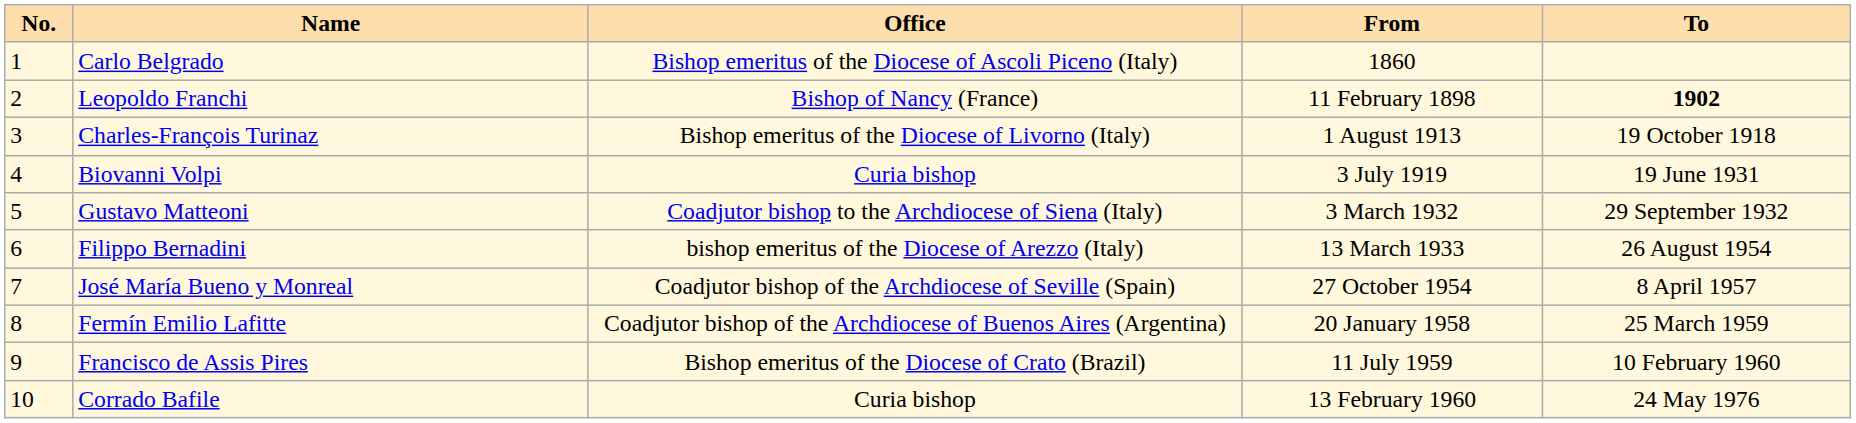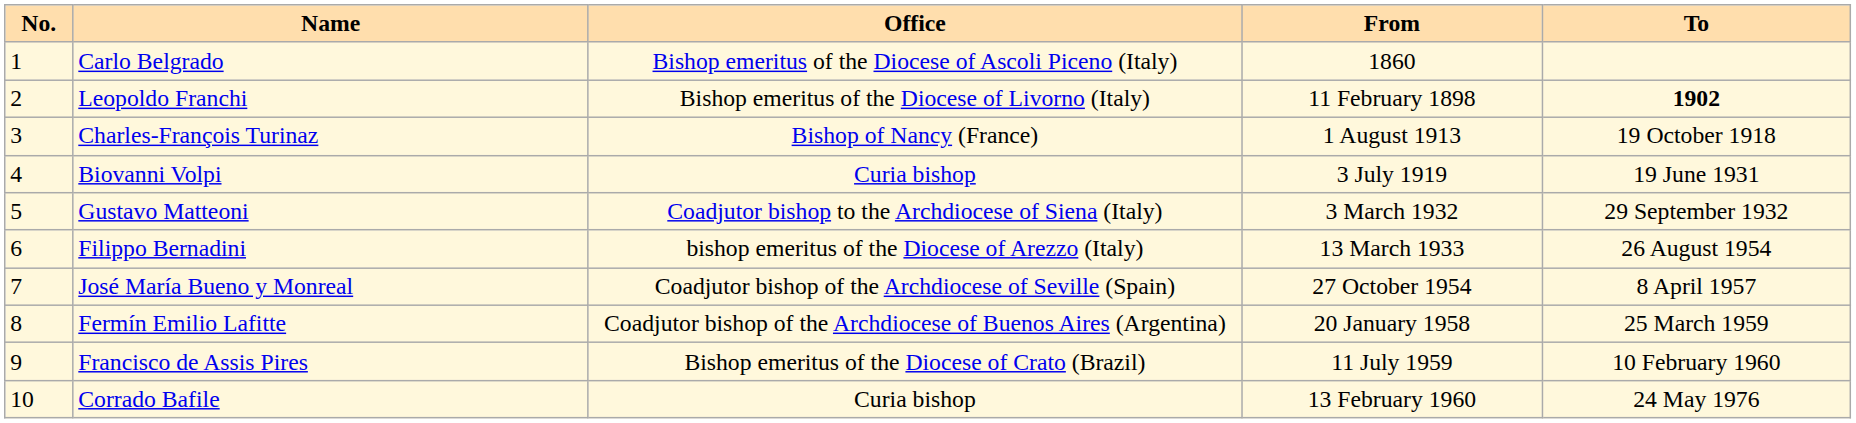(915, 98) Bishop of Nancy (France) -> (915, 98) Bishop emeritus of the Diocese of Livorno (Italy)
(915, 135) Bishop emeritus of the Diocese of Livorno (Italy) -> (915, 135) Bishop of Nancy (France)
